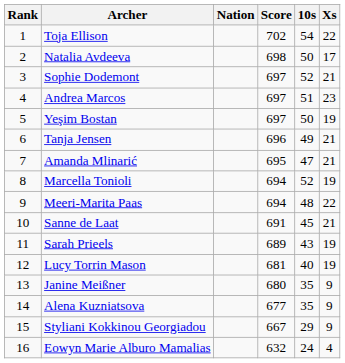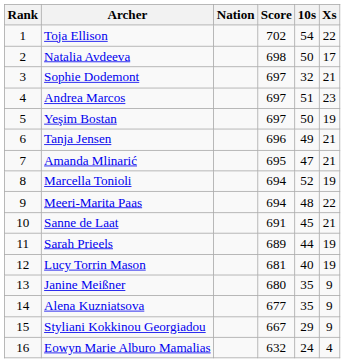(307, 77) 52 -> (307, 77) 32
(307, 243) 43 -> (307, 243) 44
